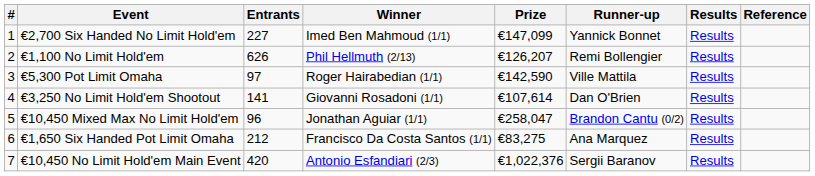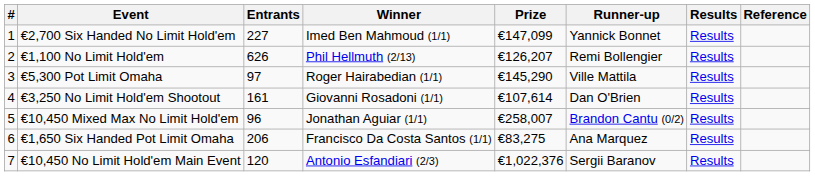(525, 77) €142,590 -> (525, 77) €145,290
(258, 98) 141 -> (258, 98) 161
(525, 118) €258,047 -> (525, 118) €258,007
(258, 139) 212 -> (258, 139) 206
(258, 160) 420 -> (258, 160) 120
